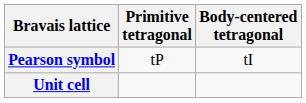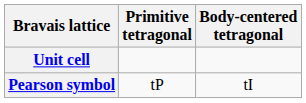rows swapped: (62, 60) <-> (62, 85)
